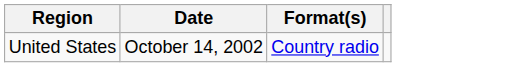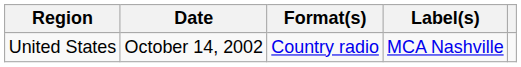+ column: (445, 18)
